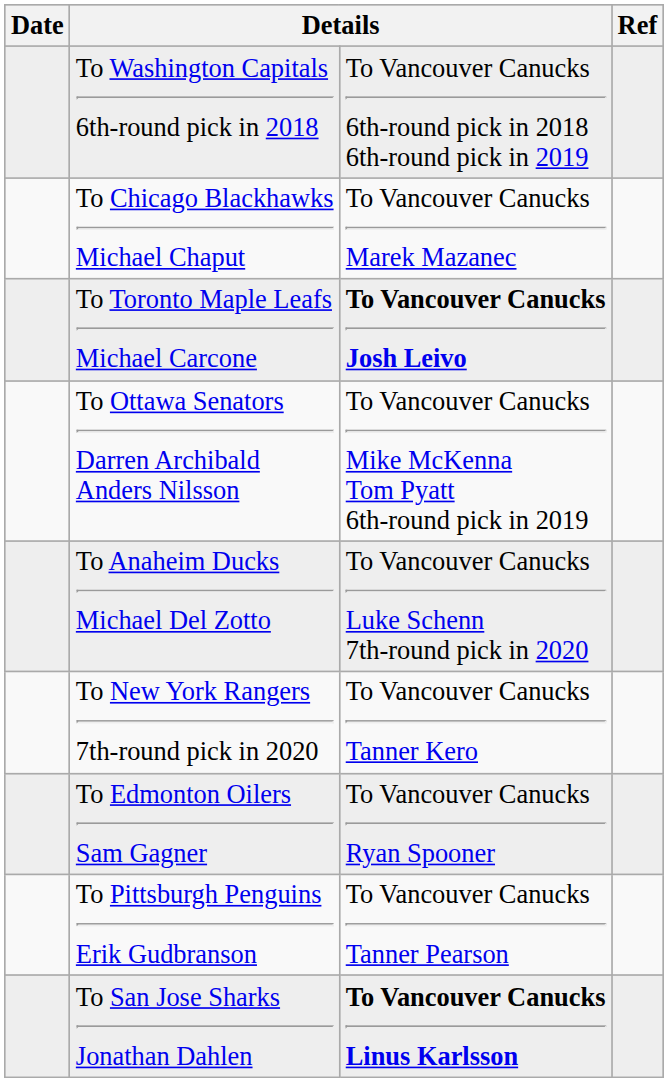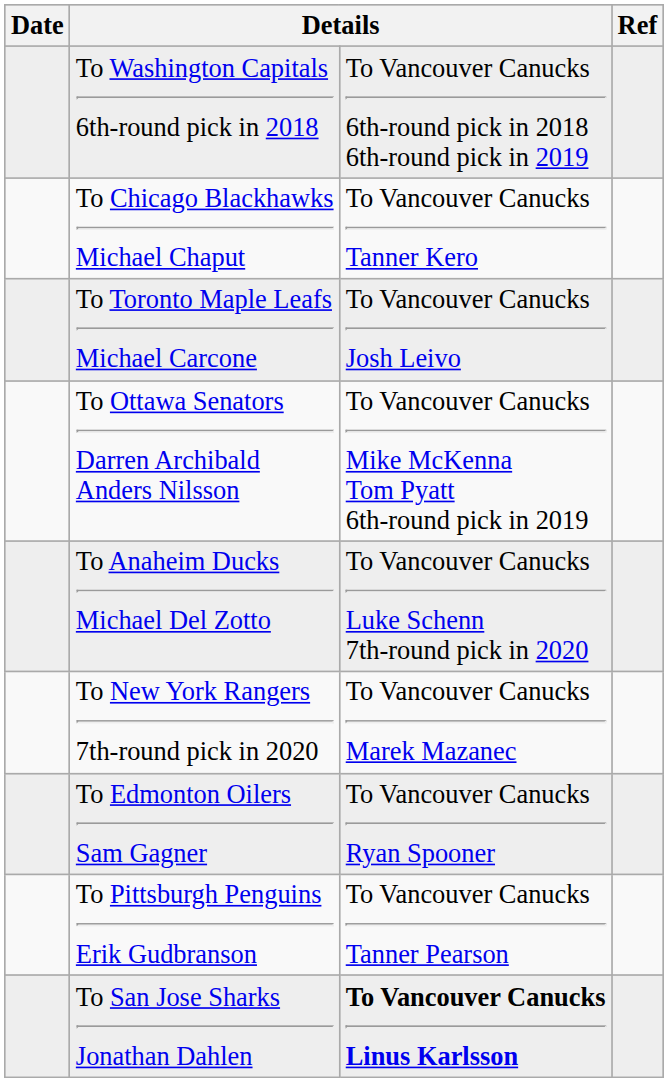(476, 227) To Vancouver Canucks Marek Mazanec -> (476, 227) To Vancouver Canucks Tanner Kero
(476, 329) bold -> (476, 329) normal
(476, 722) To Vancouver Canucks Tanner Kero -> (476, 722) To Vancouver Canucks Marek Mazanec
